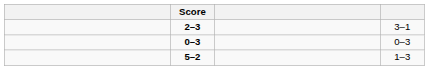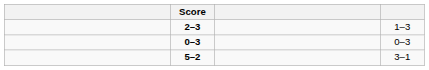(402, 27) 3–1 -> (402, 27) 1–3
(402, 57) 1–3 -> (402, 57) 3–1
